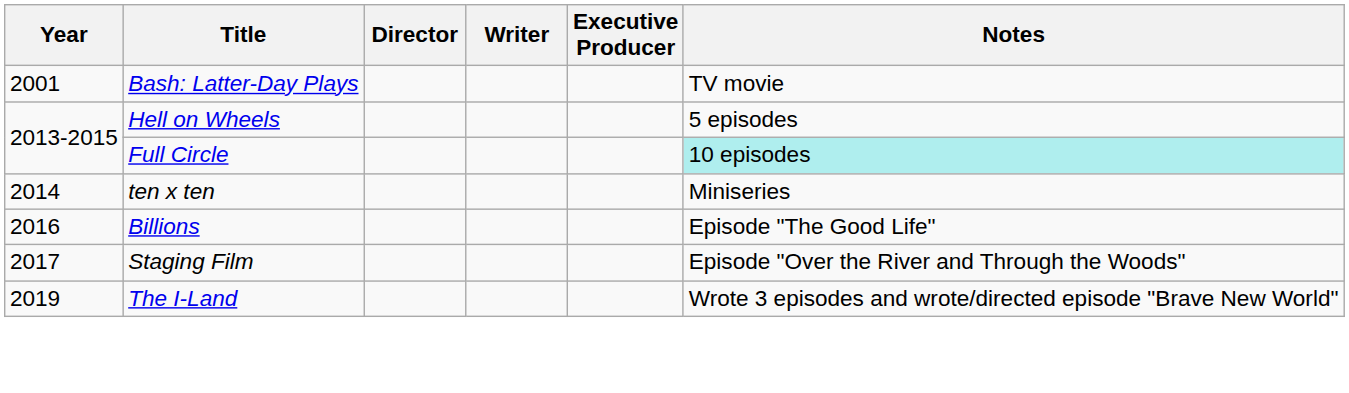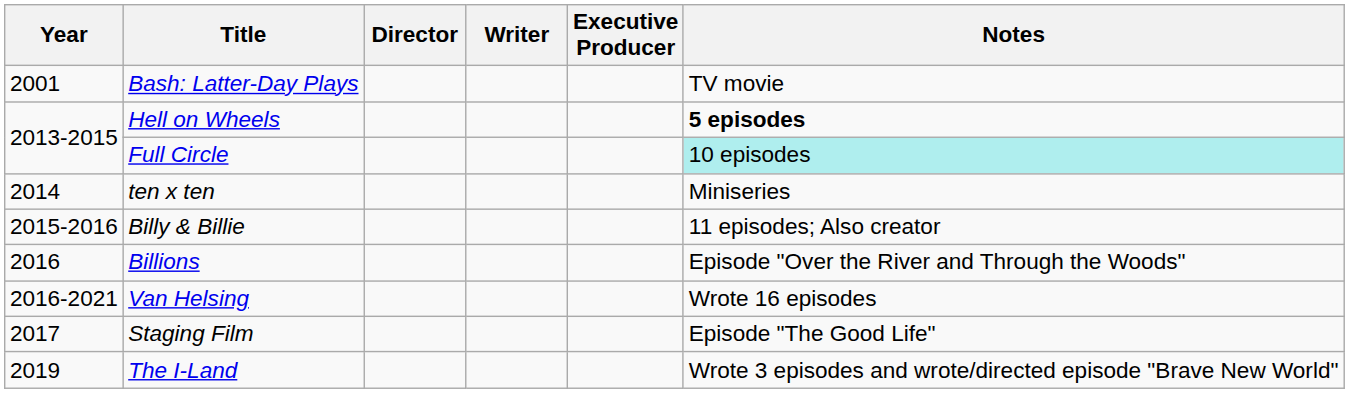(743, 119) normal -> (747, 119) bold
+ row: (186, 226)
(812, 226) Episode "The Good Life" -> (937, 262) Episode "Over the River and Through the Woods"
+ row: (189, 298)
(937, 262) Episode "Over the River and Through the Woods" -> (812, 333) Episode "The Good Life"
